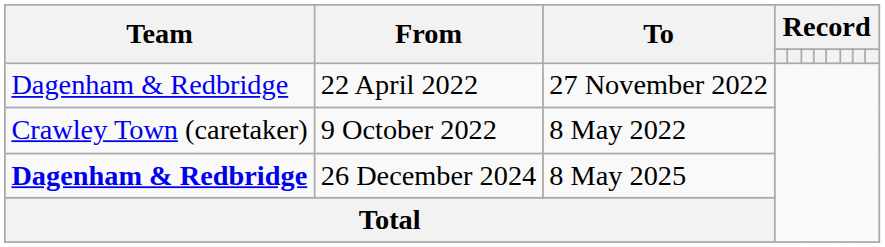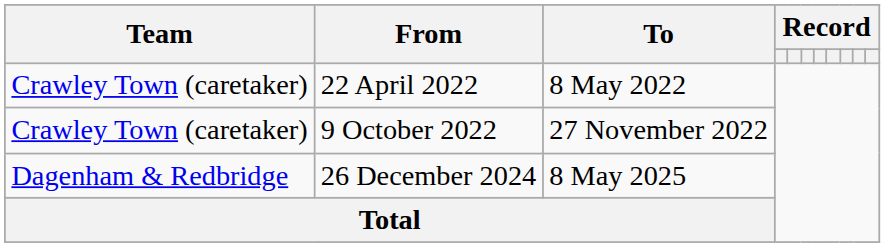(150, 84) Dagenham & Redbridge -> (160, 84) Crawley Town (caretaker)
(659, 84) 27 November 2022 -> (618, 84) 8 May 2022
(618, 129) 8 May 2022 -> (659, 129) 27 November 2022
(159, 174) bold -> (150, 174) normal
